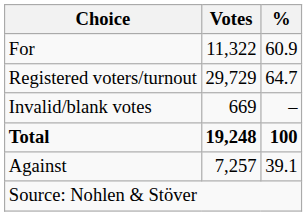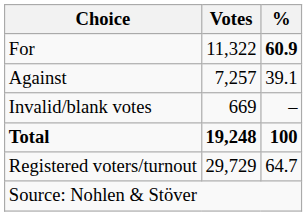(281, 48) normal -> (281, 48) bold
rows swapped: (38, 166) <-> (103, 78)
